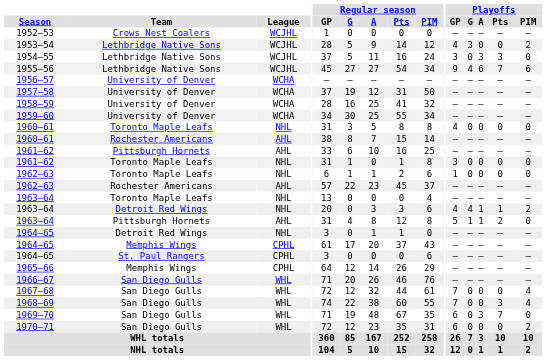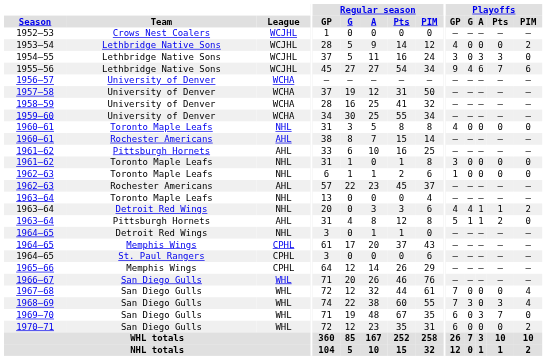(470, 45) 3 -> (470, 45) 0
(470, 303) 0 -> (470, 303) 3
